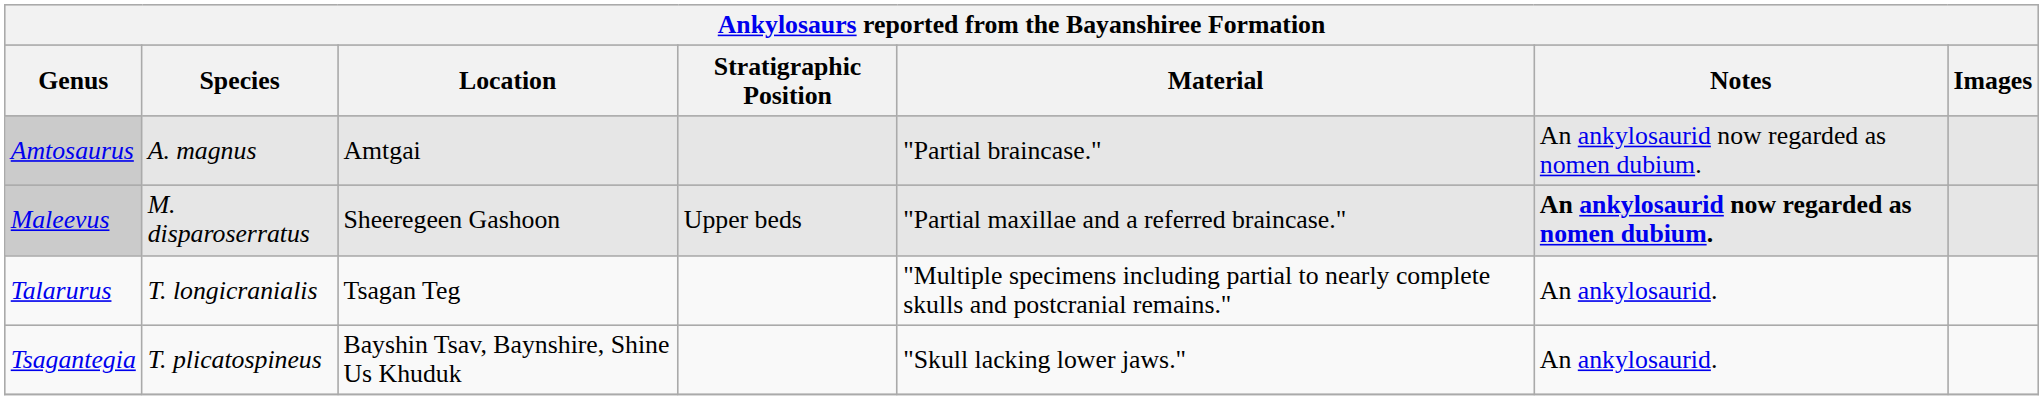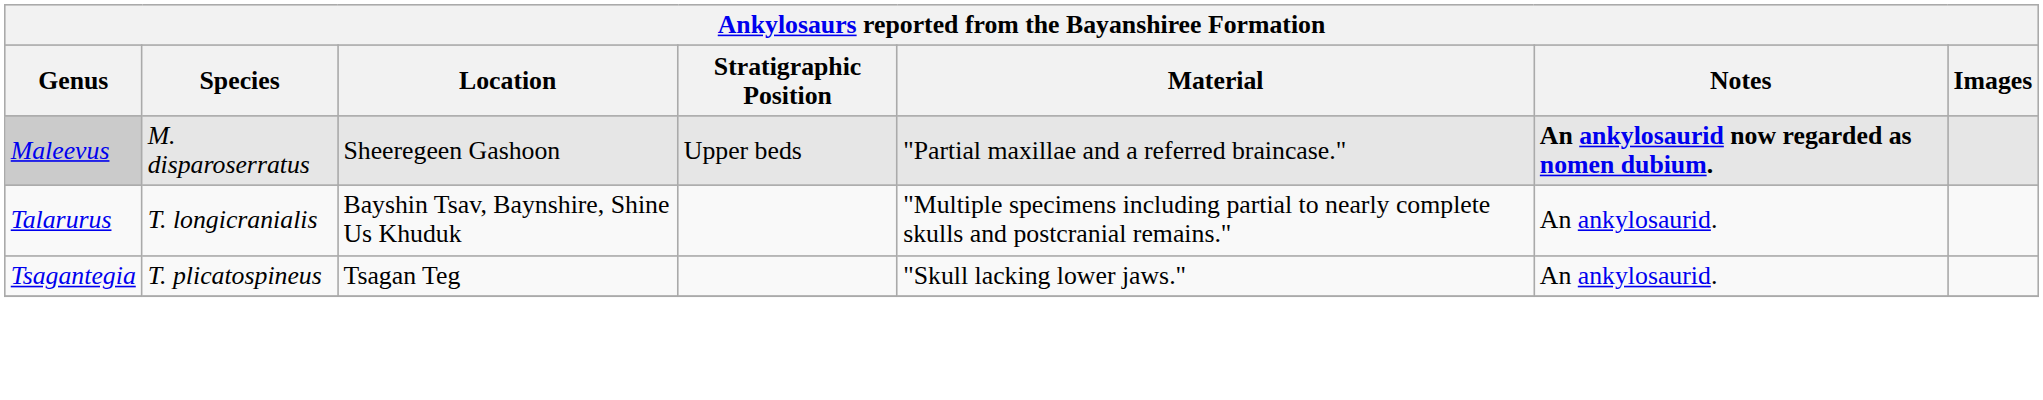- row: (72, 150)
(402, 289) Tsagan Teg -> (506, 219) Bayshin Tsav, Baynshire, Shine Us Khuduk
(506, 359) Bayshin Tsav, Baynshire, Shine Us Khuduk -> (402, 275) Tsagan Teg
